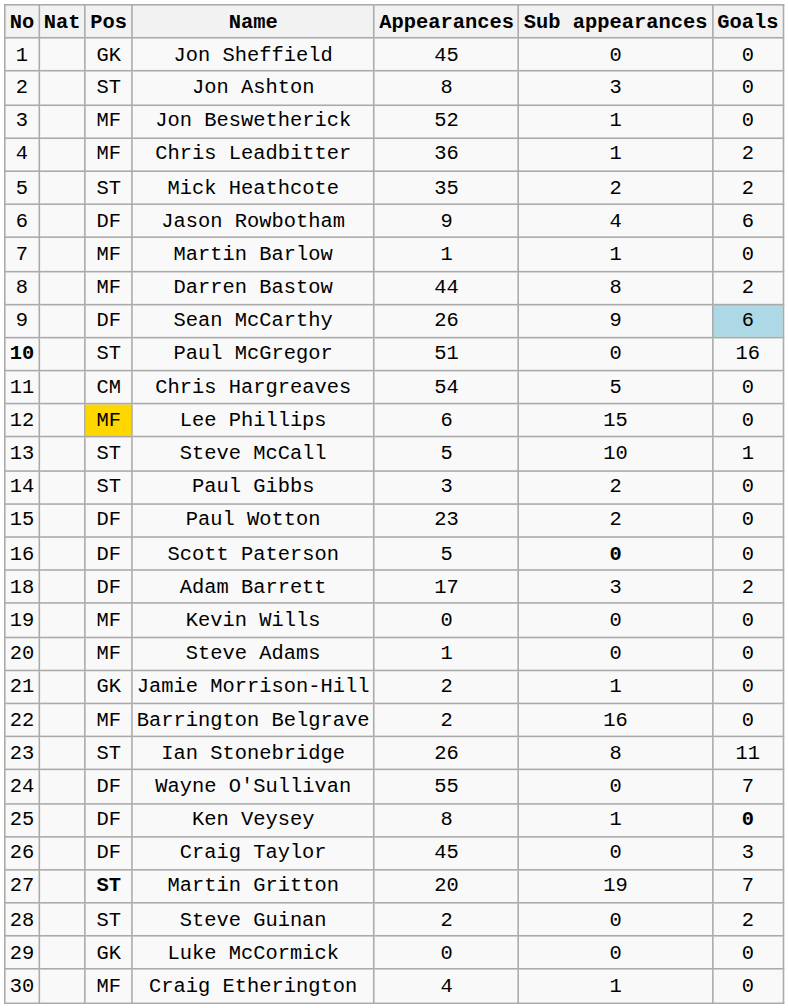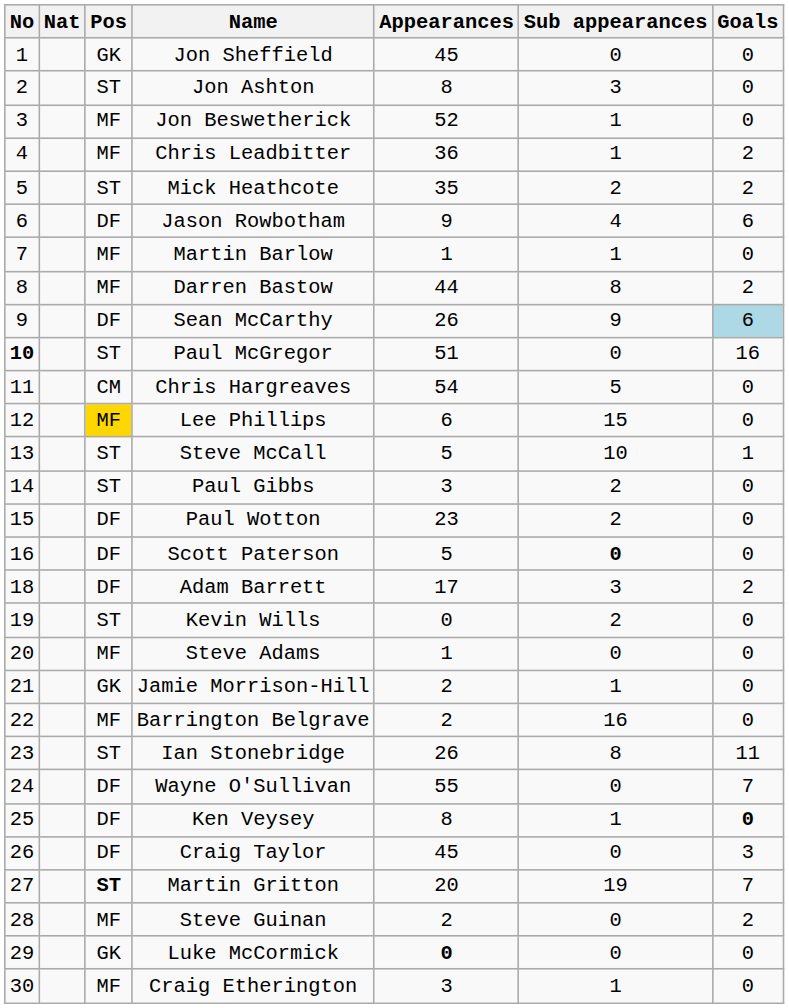(109, 620) MF -> (109, 620) ST
(616, 620) 0 -> (616, 620) 2
(109, 920) ST -> (109, 920) MF
(447, 953) normal -> (447, 953) bold
(447, 986) 4 -> (447, 986) 3
